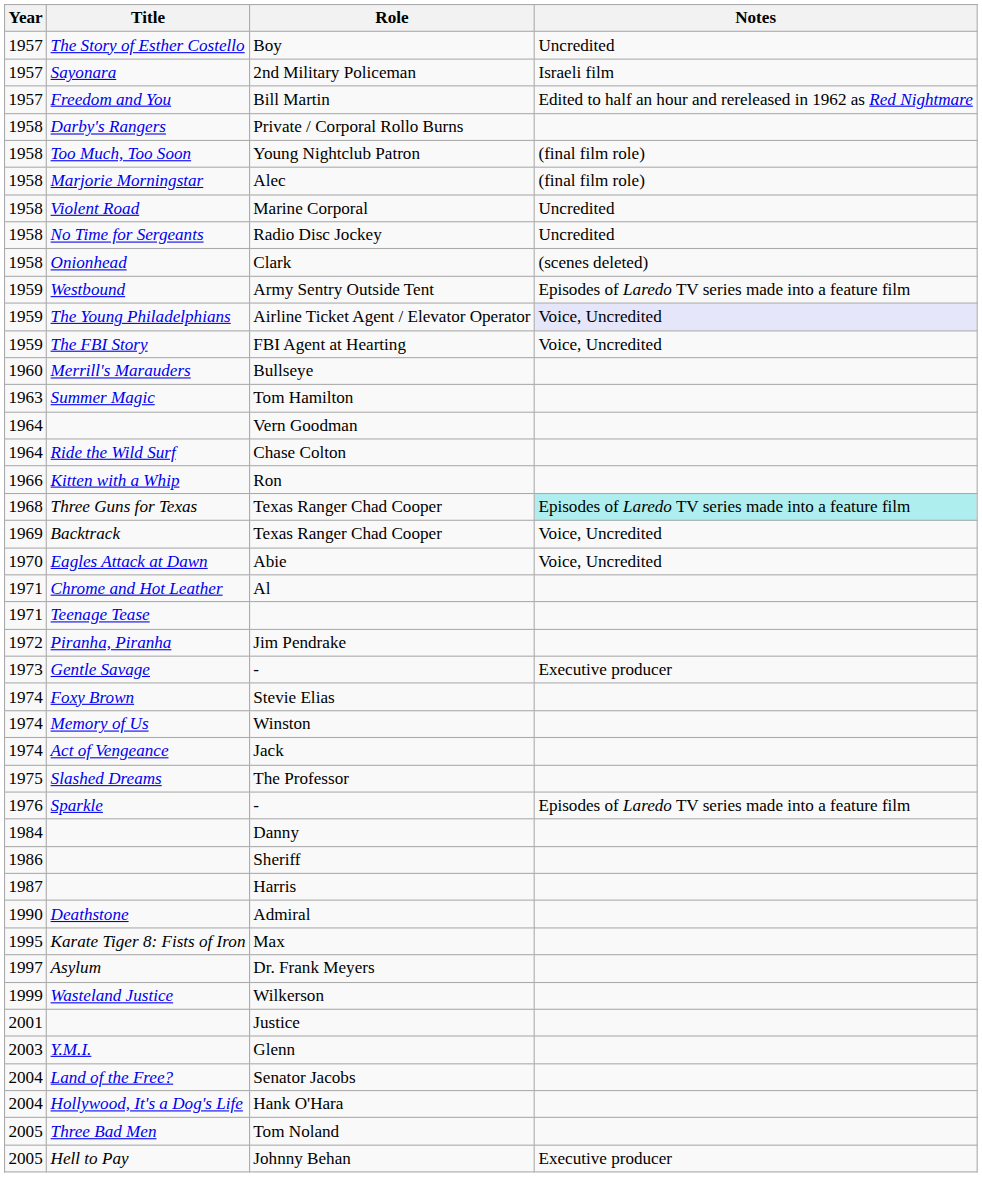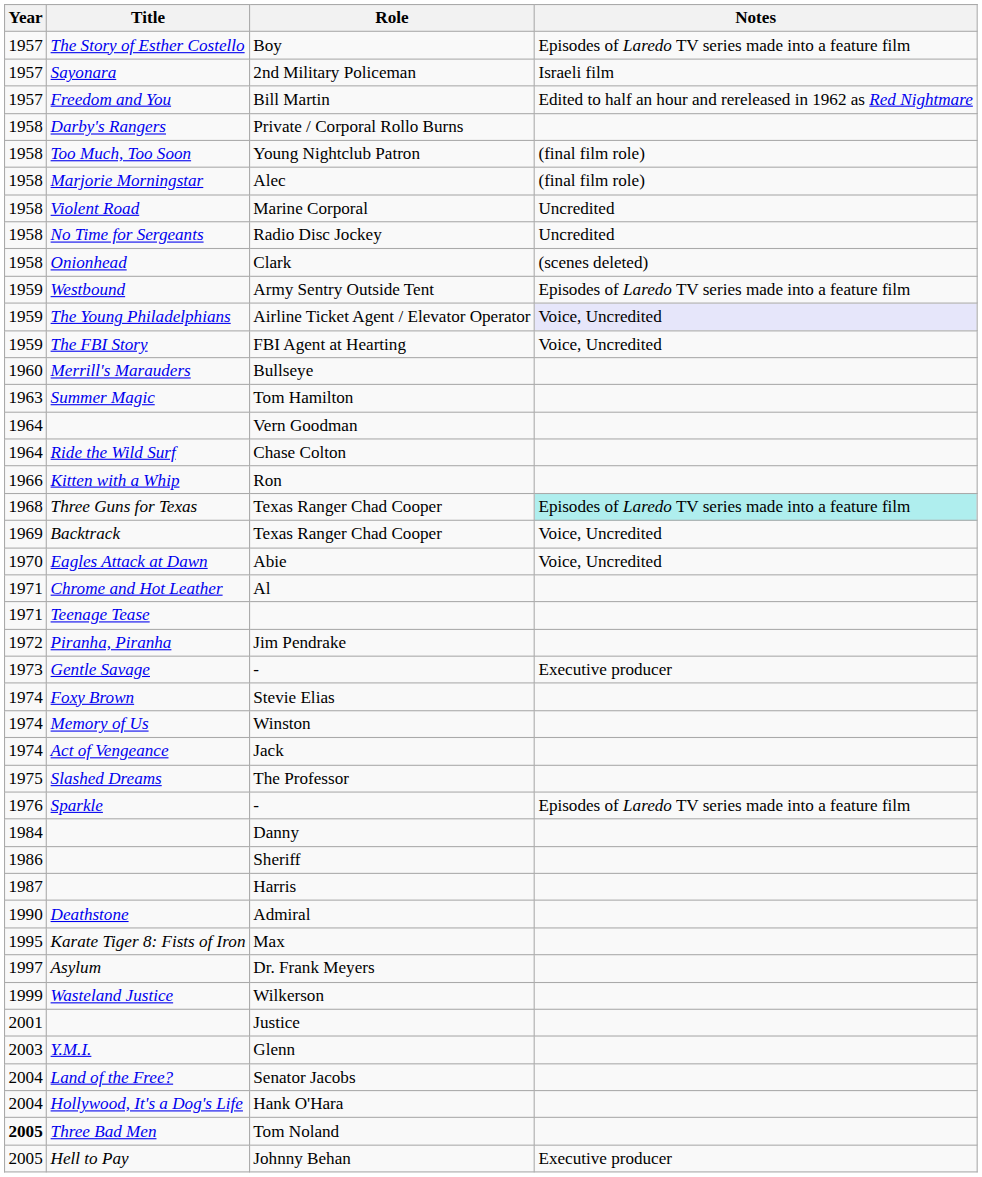(576, 45) Uncredited -> (724, 45) Episodes of Laredo TV series made into a feature film
(26, 1131) normal -> (26, 1131) bold
